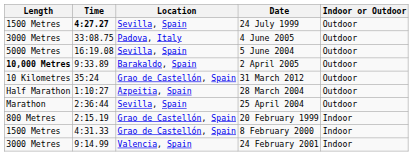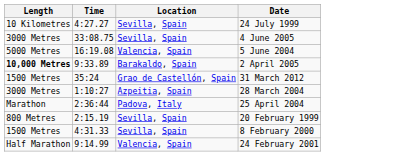- column: (365, 11)
(33, 24) 1500 Metres -> (38, 24) 10 Kilometres
(92, 24) bold -> (92, 24) normal
(150, 38) Padova, Italy -> (152, 38) Sevilla, Spain
(152, 51) Sevilla, Spain -> (155, 51) Valencia, Spain
(38, 78) 10 Kilometres -> (33, 78) 1500 Metres
(38, 91) Half Marathon -> (33, 91) 3000 Metres
(152, 104) Sevilla, Spain -> (150, 104) Padova, Italy
(177, 118) Grao de Castellón, Spain -> (152, 118) Sevilla, Spain
(177, 131) Grao de Castellón, Spain -> (152, 131) Sevilla, Spain
(33, 144) 3000 Metres -> (38, 144) Half Marathon
